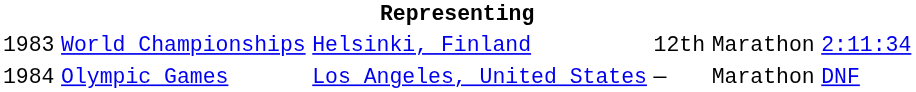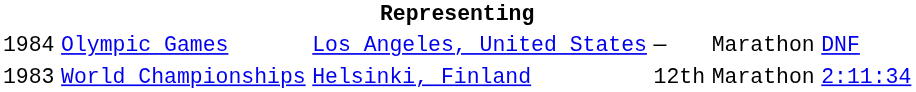rows swapped: (183, 46) <-> (145, 77)
